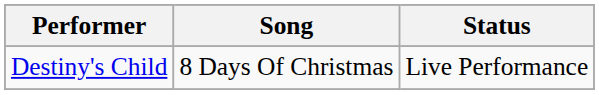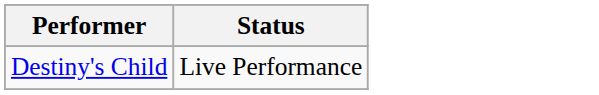- column: (286, 25)
